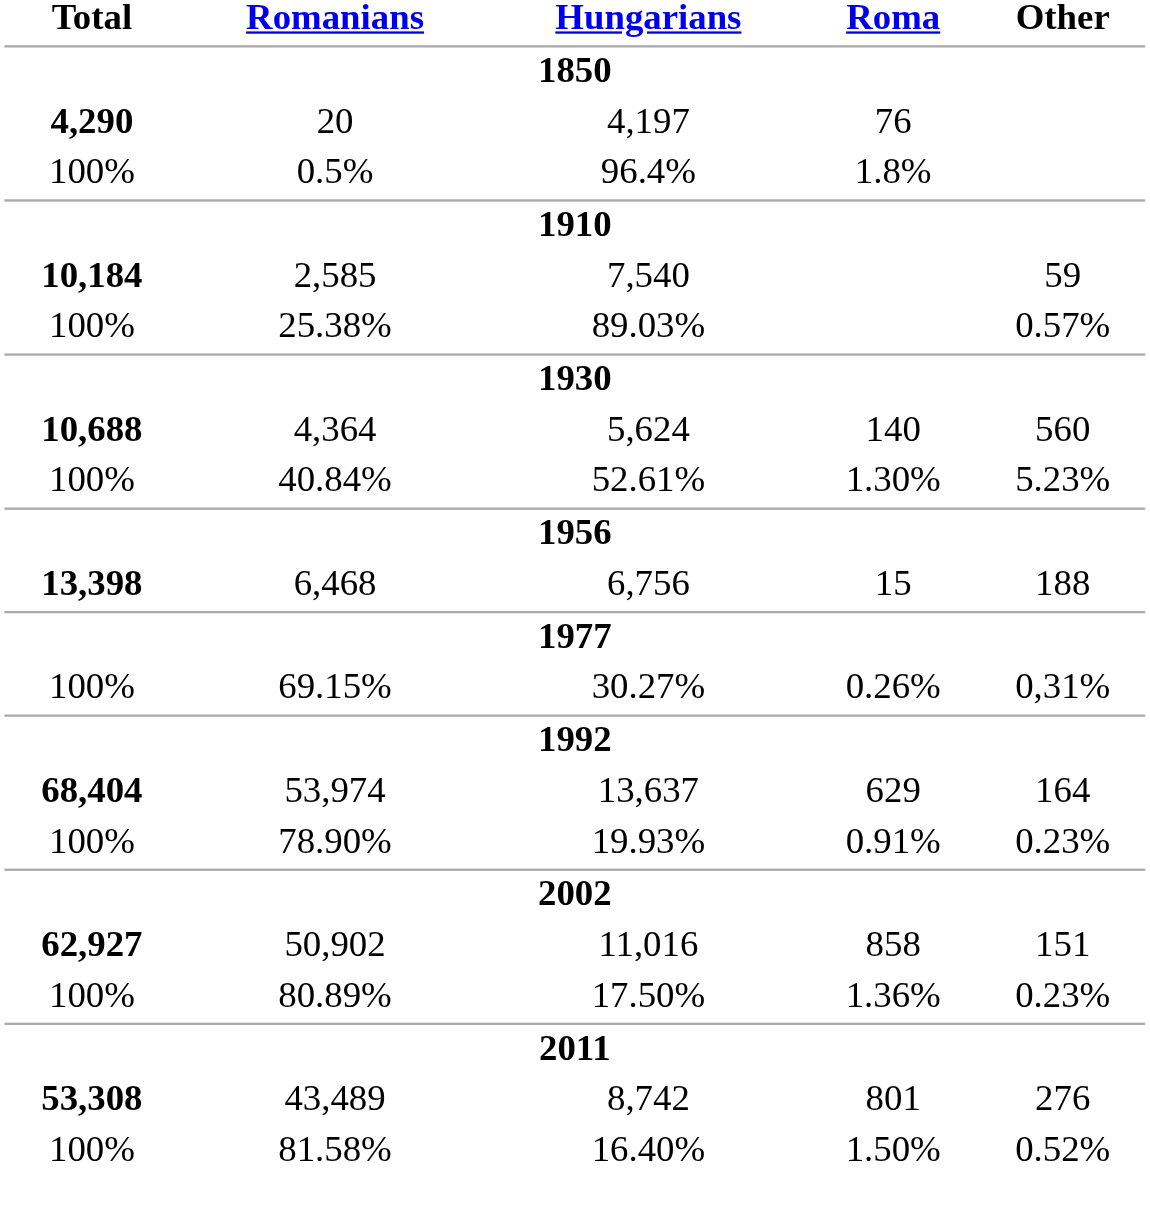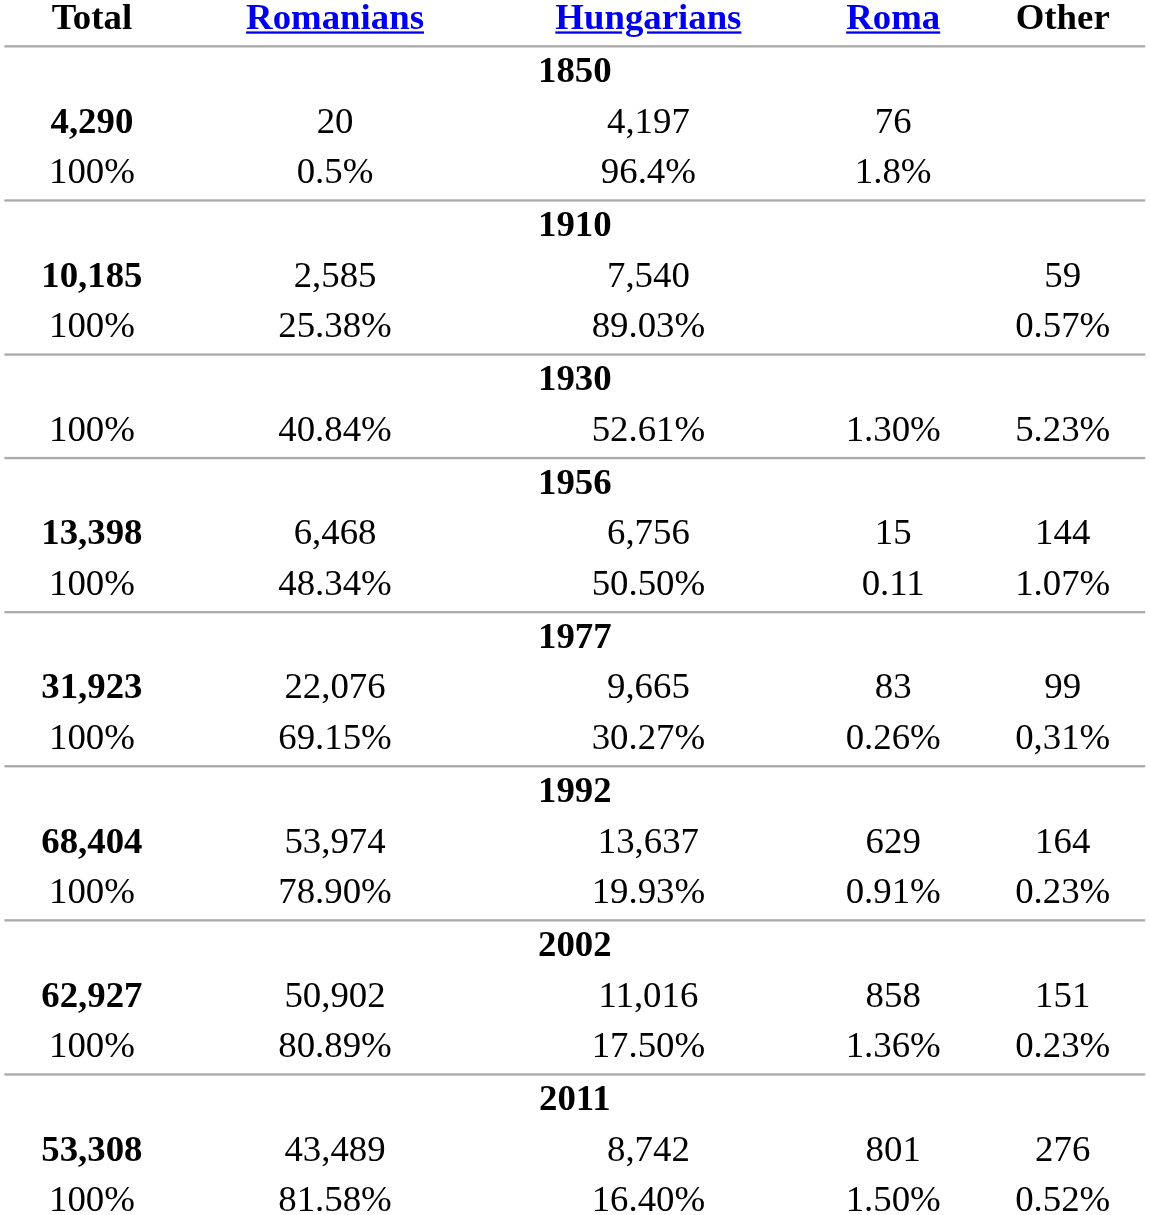(92, 274) 10,184 -> (92, 274) 10,185
- row: (335, 428)
(1063, 582) 188 -> (1063, 532) 144
+ row: (335, 582)
+ row: (335, 686)
